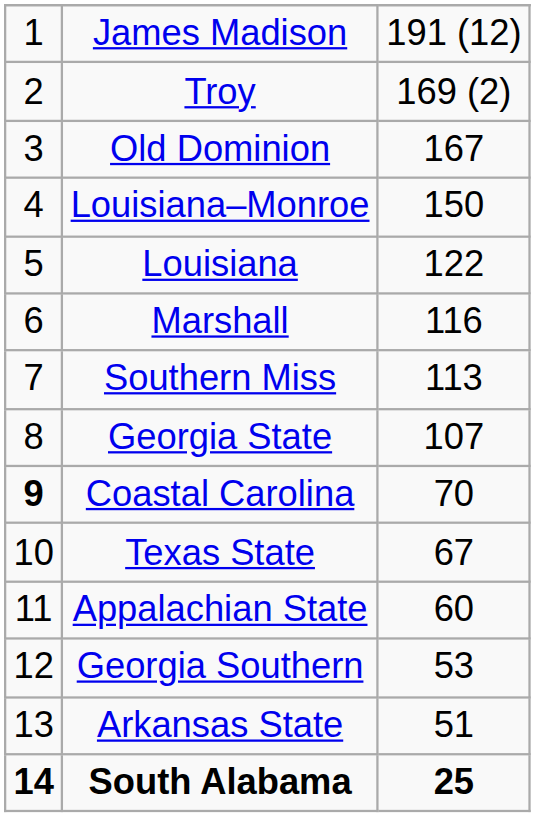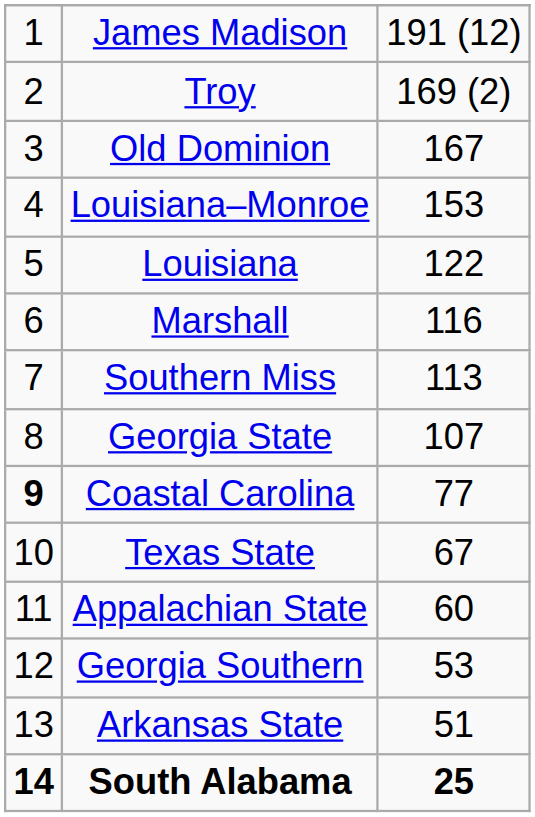(454, 206) 150 -> (454, 206) 153
(454, 494) 70 -> (454, 494) 77
